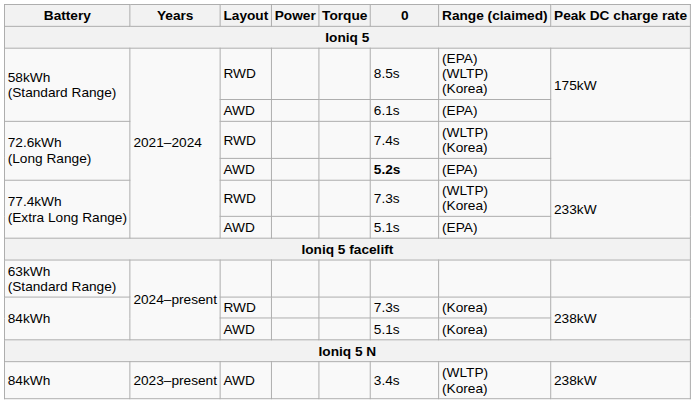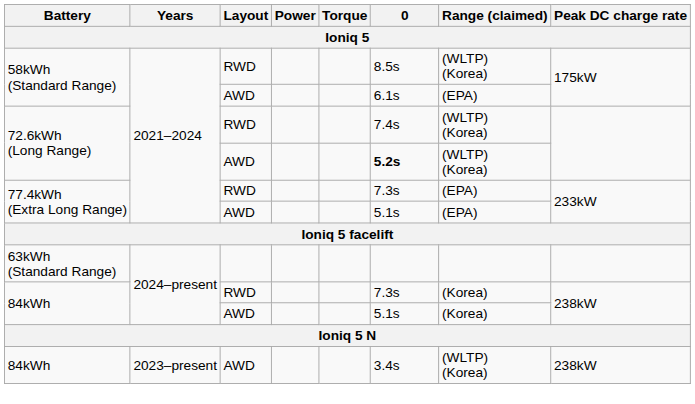(465, 74) (EPA) (WLTP) (Korea) -> (465, 66) (WLTP) (Korea)
(460, 169) (EPA) -> (465, 162) (WLTP) (Korea)
(465, 199) (WLTP) (Korea) -> (460, 191) (EPA)
